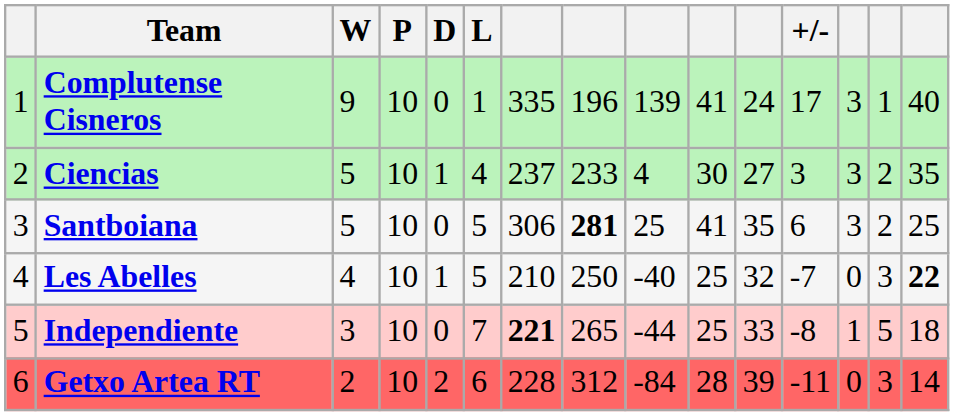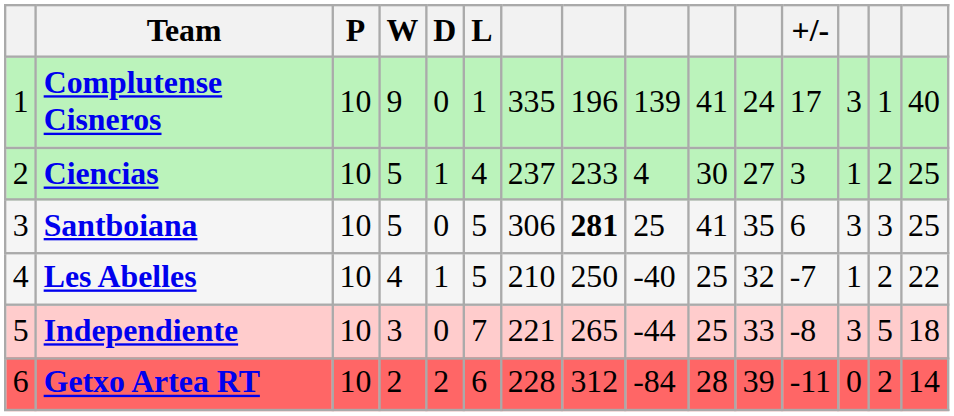columns swapped: (402, 30) <-> (355, 30)
(854, 172) 3 -> (854, 172) 1
(924, 172) 35 -> (924, 172) 25
(885, 225) 2 -> (885, 225) 3
(854, 277) 0 -> (854, 277) 1
(885, 277) 3 -> (885, 277) 2
(924, 277) bold -> (924, 277) normal
(532, 330) bold -> (532, 330) normal
(854, 330) 1 -> (854, 330) 3
(885, 382) 3 -> (885, 382) 2
